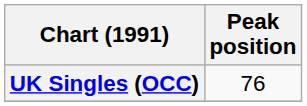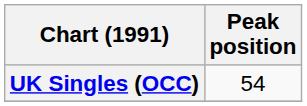(253, 82) 76 -> (253, 82) 54
